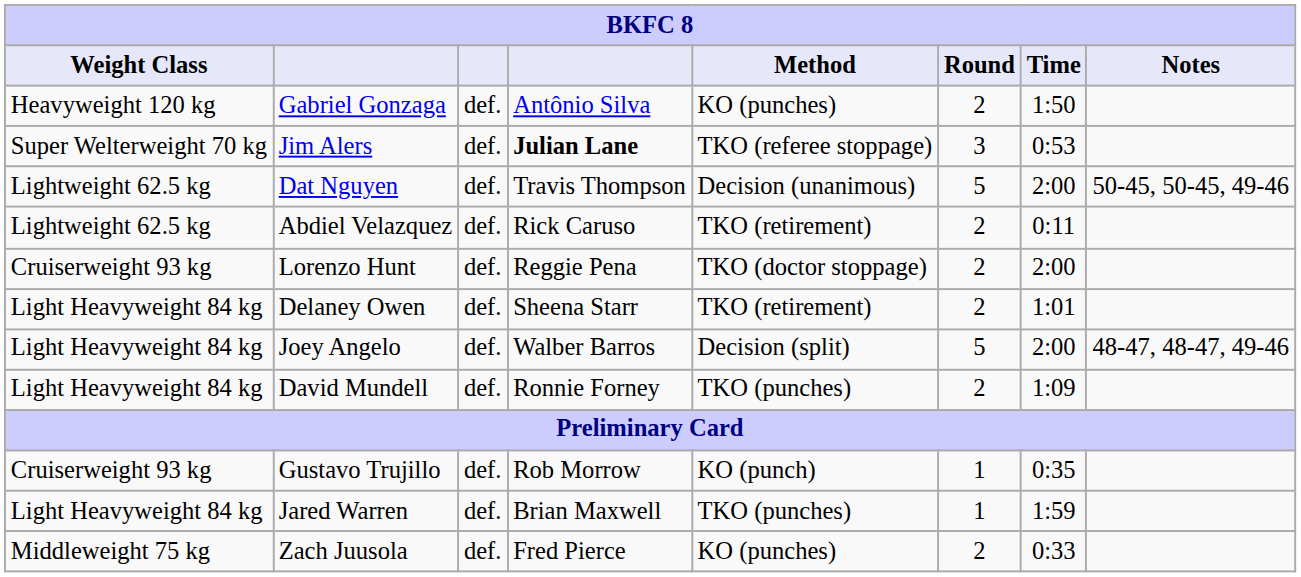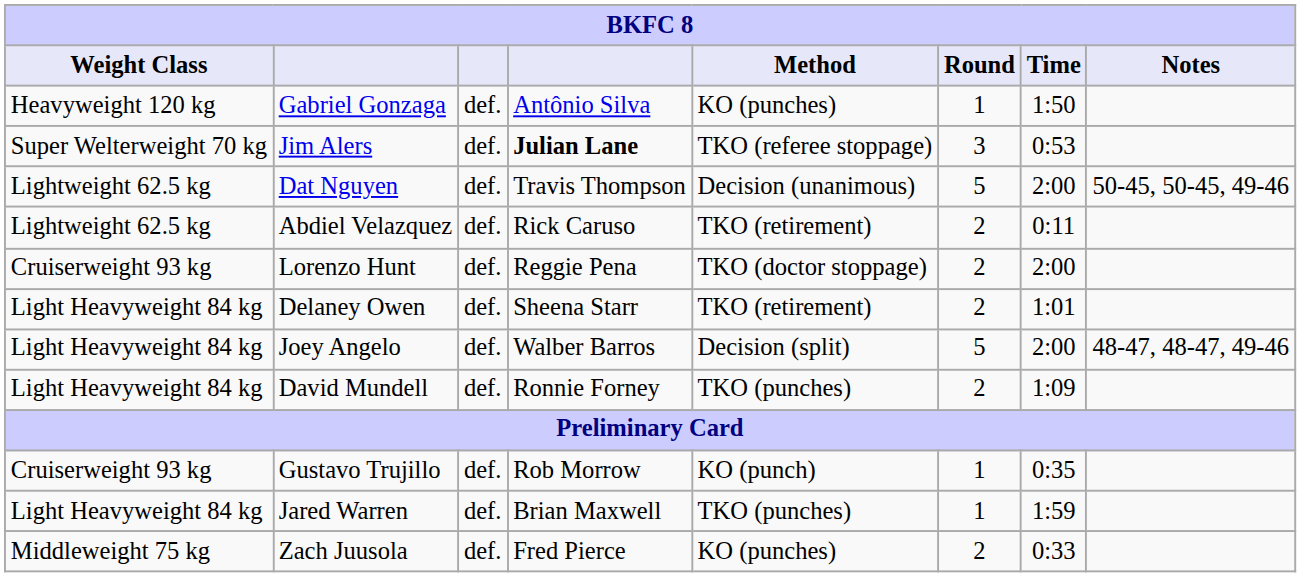(979, 105) 2 -> (979, 105) 1
